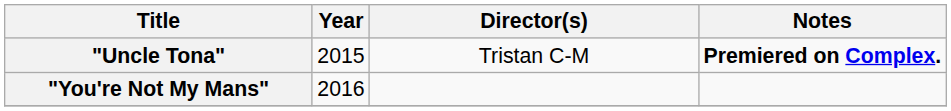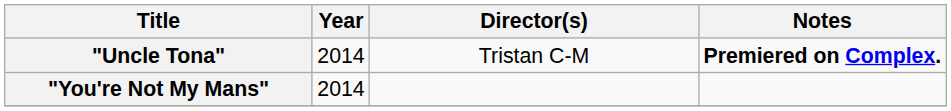(341, 55) 2015 -> (341, 55) 2014
(341, 88) 2016 -> (341, 88) 2014
